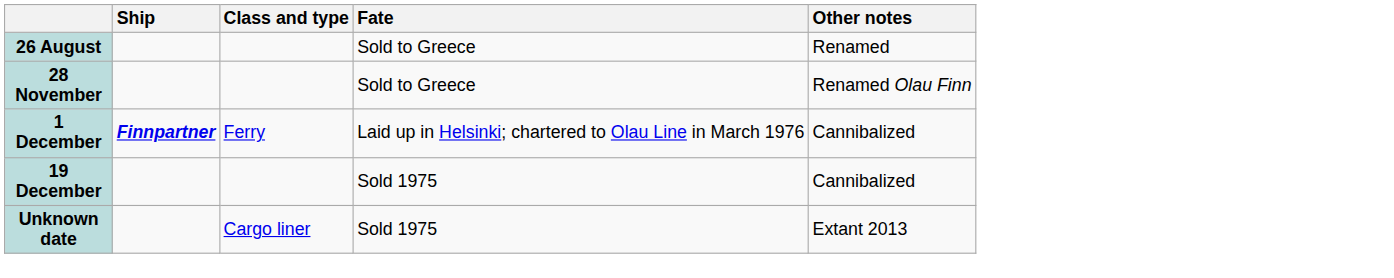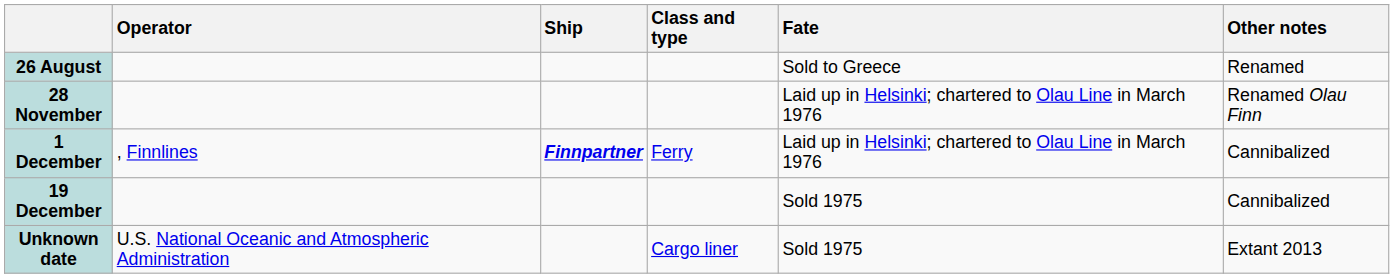+ column: (154, 28)
(416, 84) Sold to Greece -> (984, 104) Laid up in Helsinki; chartered to Olau Line in March 1976
